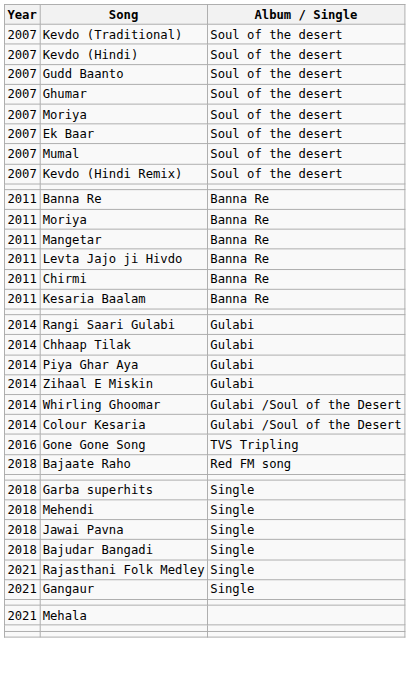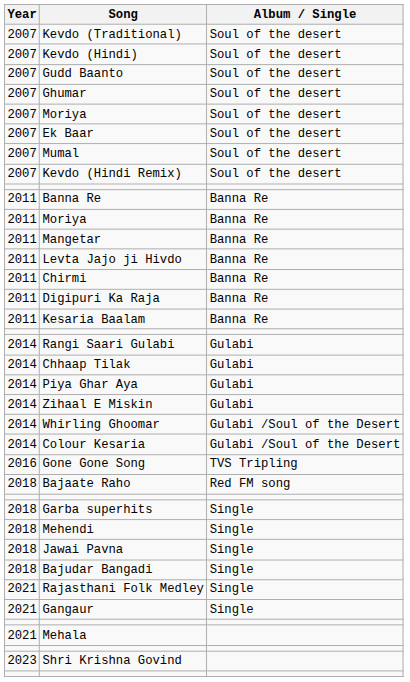+ row: (22, 299)
+ row: (22, 661)
